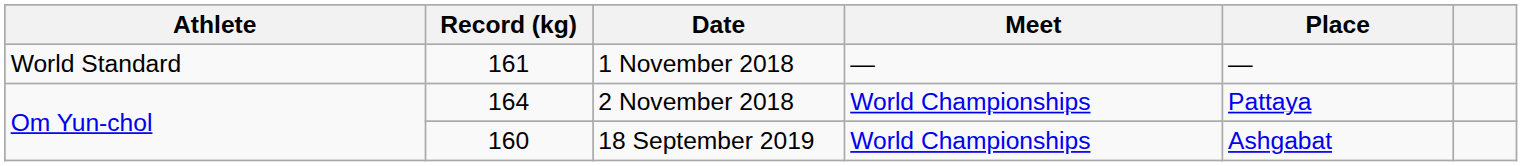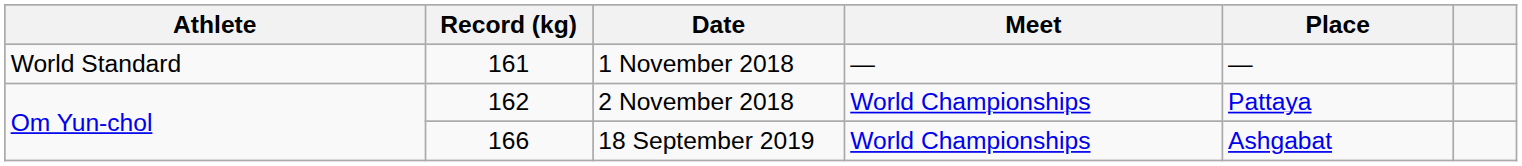(509, 103) 164 -> (509, 103) 162
(509, 141) 160 -> (509, 141) 166
